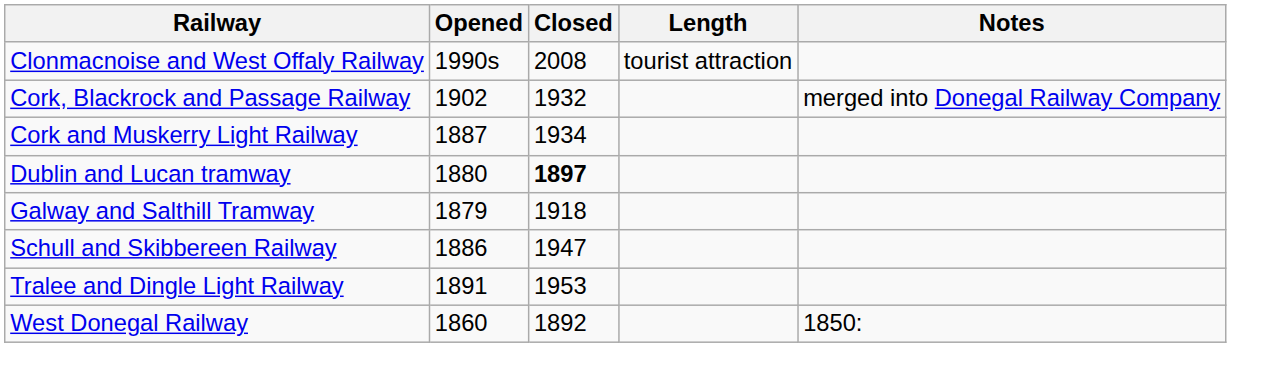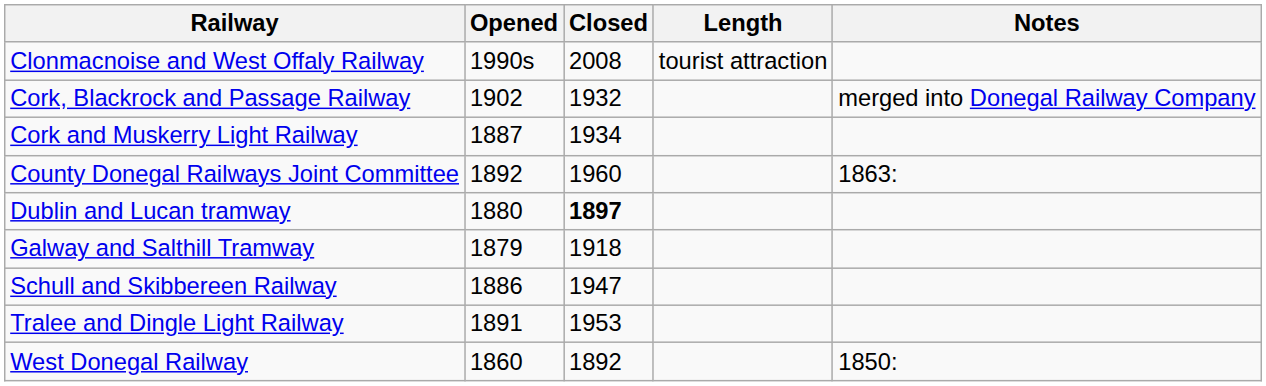+ row: (235, 173)
